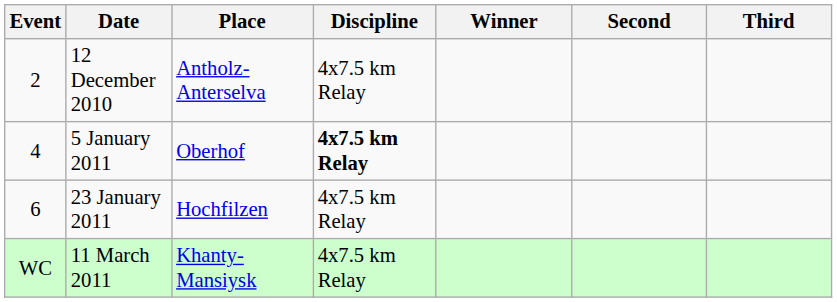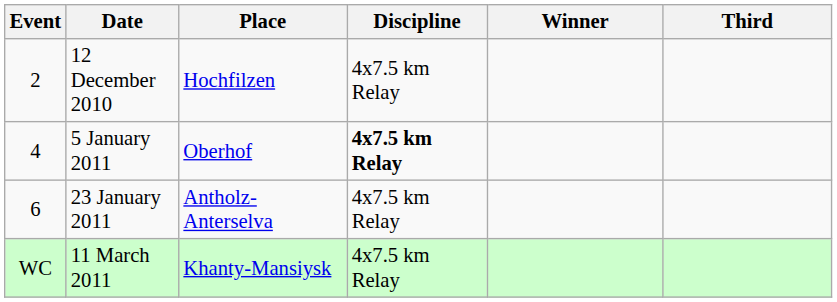- column: (639, 21)
(221, 80) Antholz-Anterselva -> (229, 80) Hochfilzen
(222, 209) Hochfilzen -> (228, 209) Antholz-Anterselva
